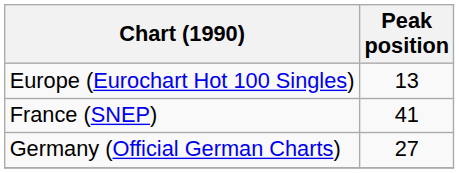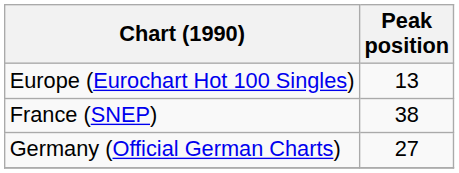(407, 115) 41 -> (407, 115) 38
